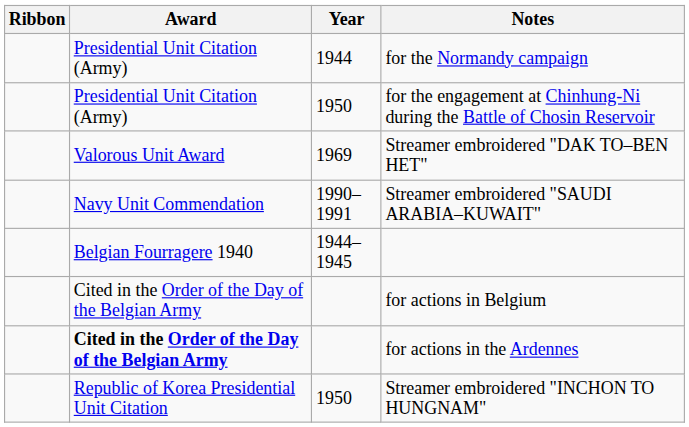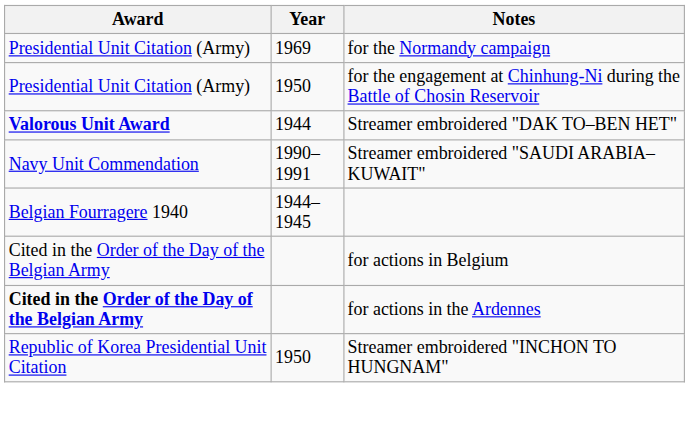- column: (37, 19)
(334, 58) 1944 -> (293, 48) 1969
(149, 155) normal -> (89, 125) bold
(334, 155) 1969 -> (293, 125) 1944
